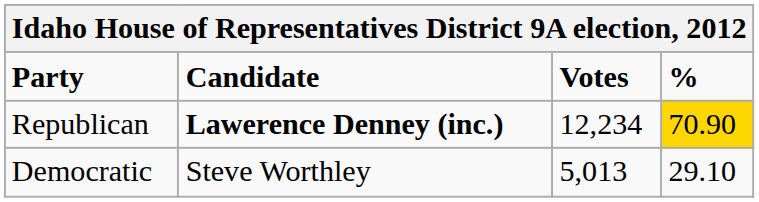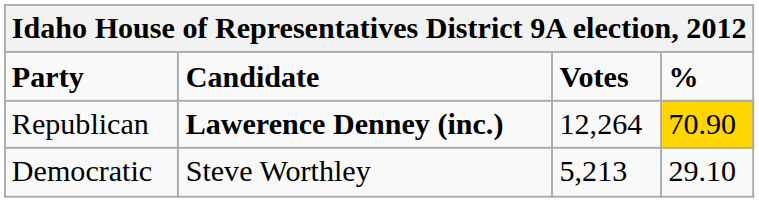(601, 123) 12,234 -> (601, 123) 12,264
(593, 171) 5,013 -> (593, 171) 5,213
